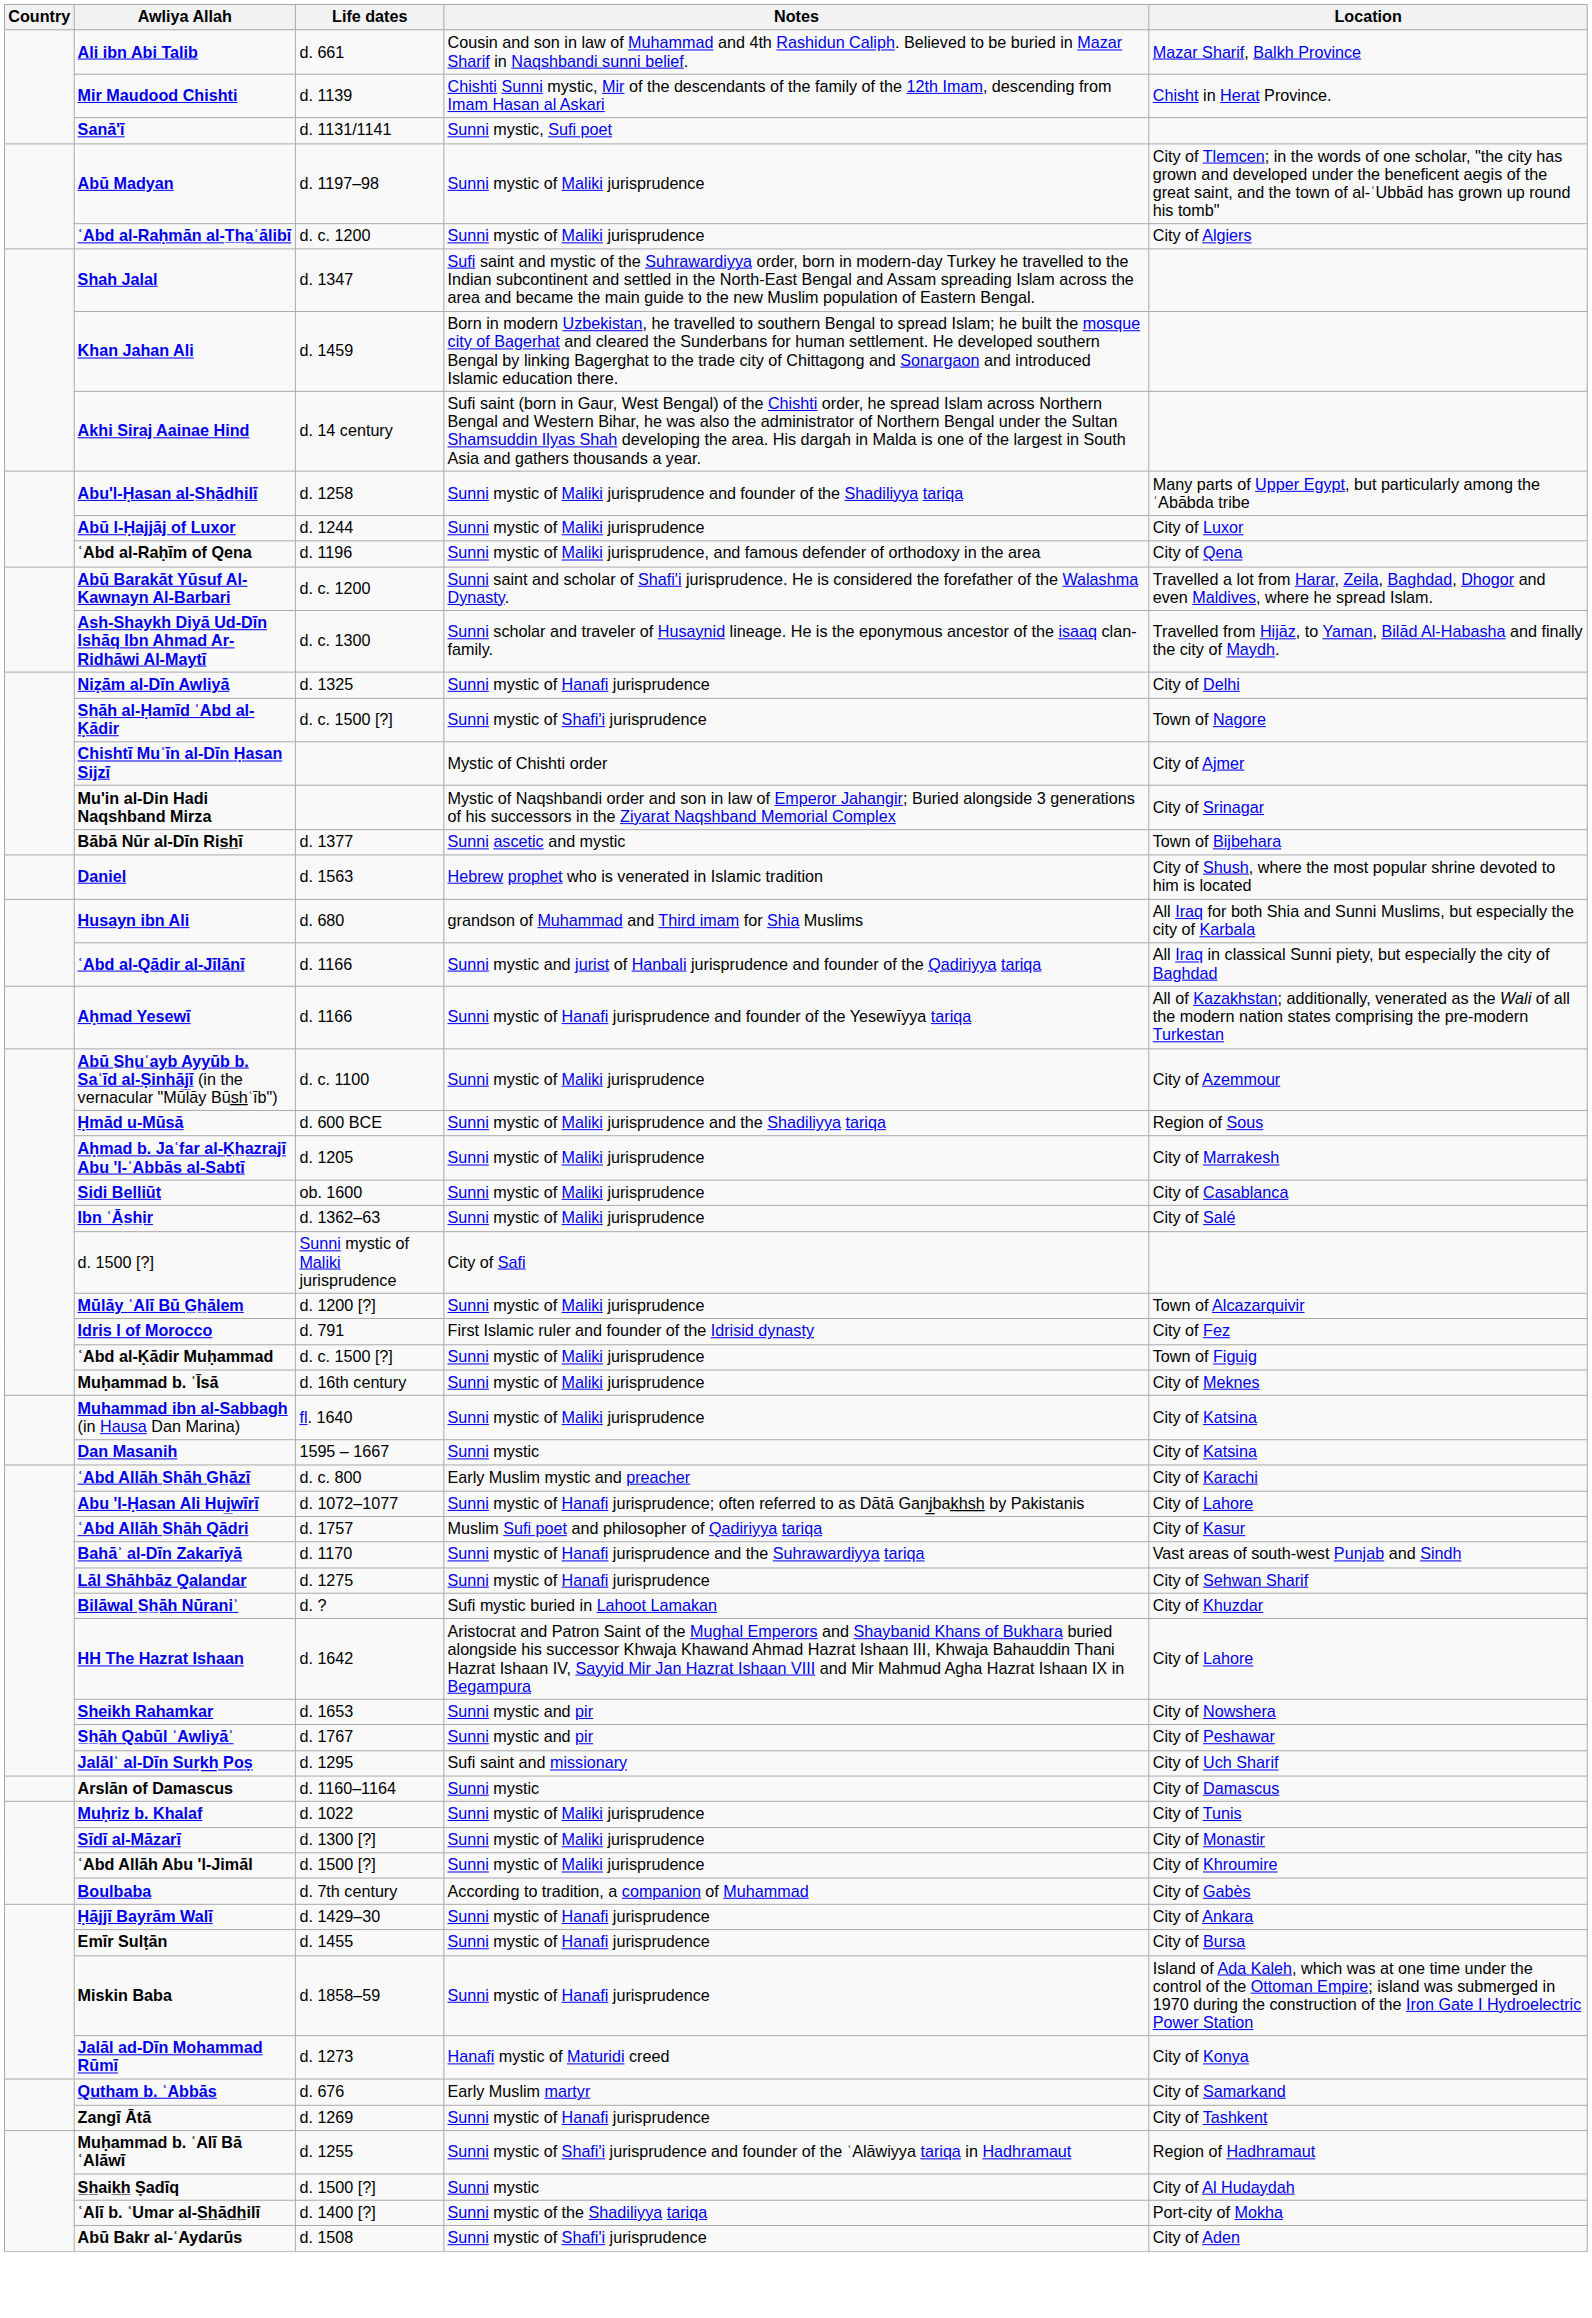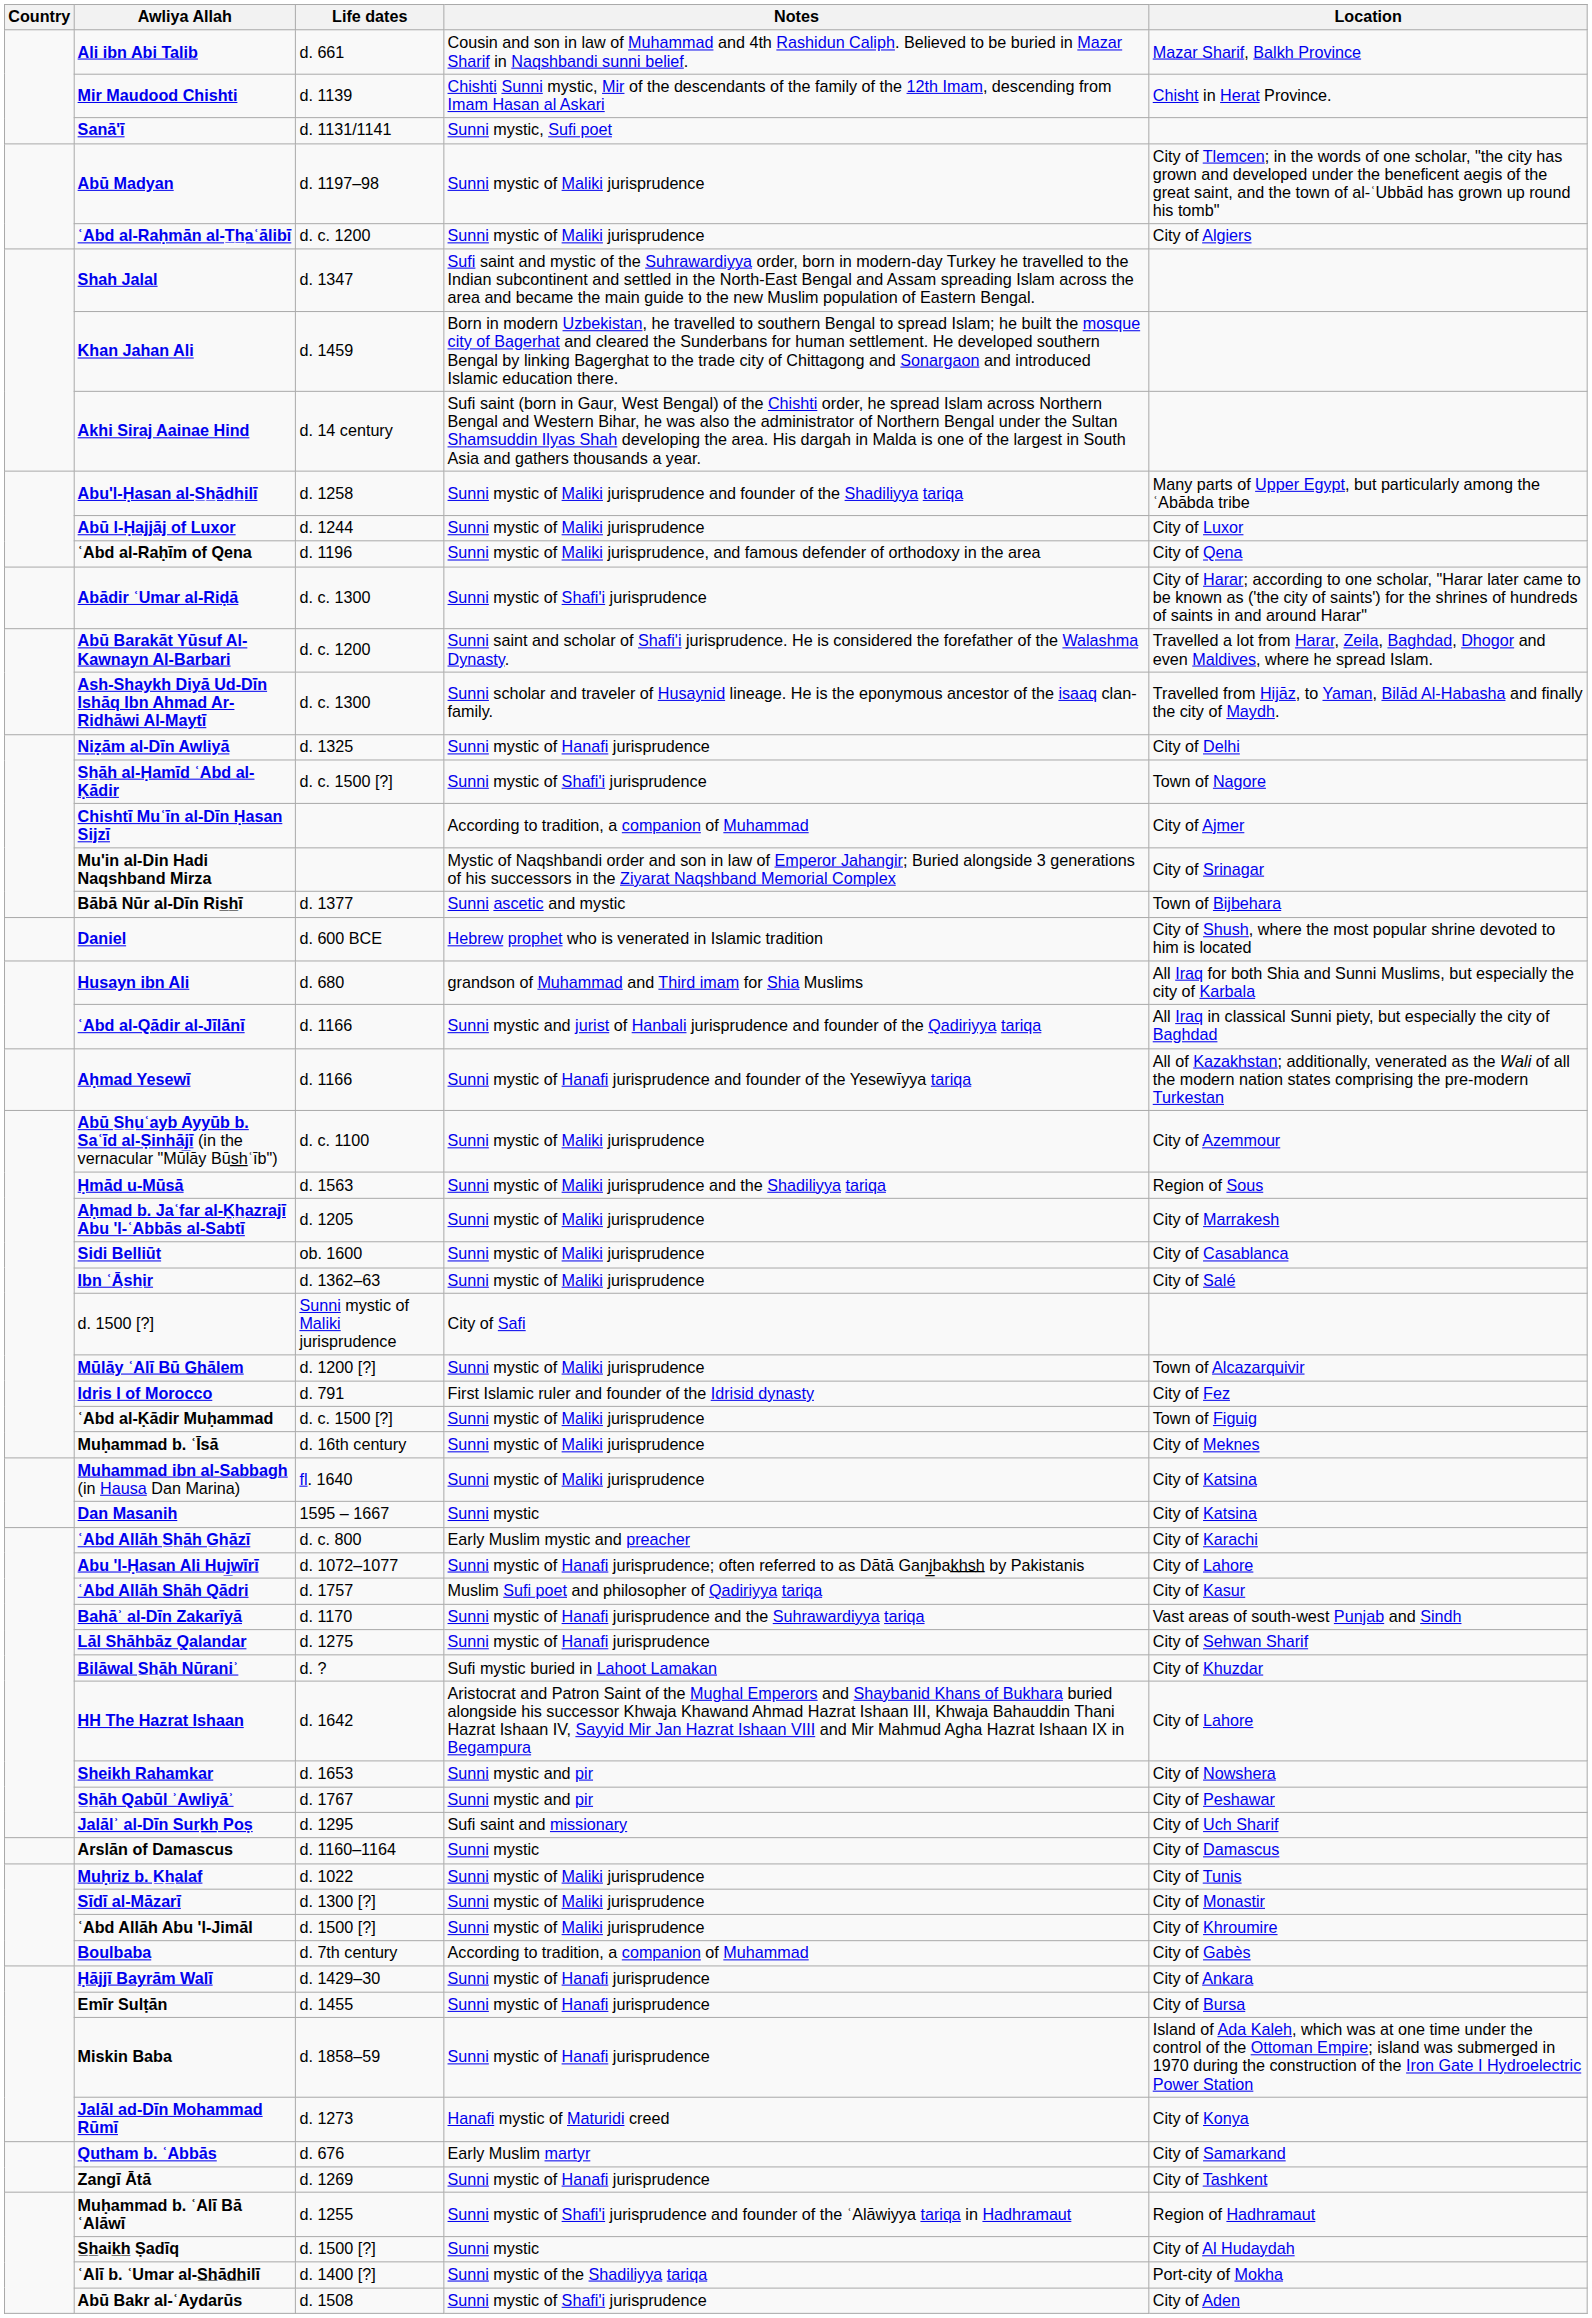+ row: (158, 597)
(527, 763) Mystic of Chishti order -> (628, 825) According to tradition, a companion of Muhammad
(326, 876) d. 1563 -> (341, 938) d. 600 BCE
(341, 1123) d. 600 BCE -> (326, 1185) d. 1563
